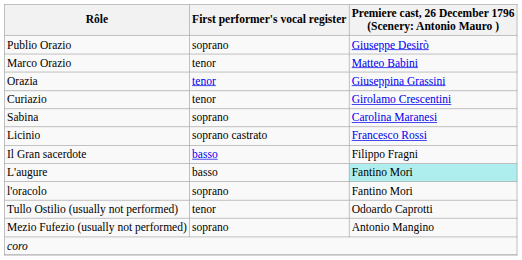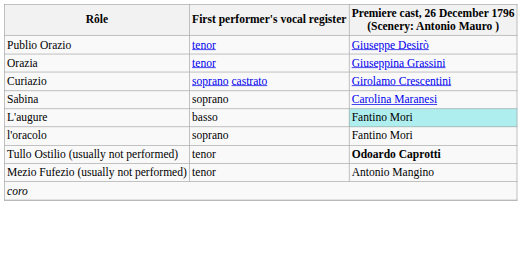(210, 44) soprano -> (204, 44) tenor
- row: (39, 63)
(204, 99) tenor -> (230, 81) soprano castrato
- row: (24, 136)
- row: (47, 154)
(392, 209) normal -> (396, 154) bold
(210, 227) soprano -> (204, 172) tenor
